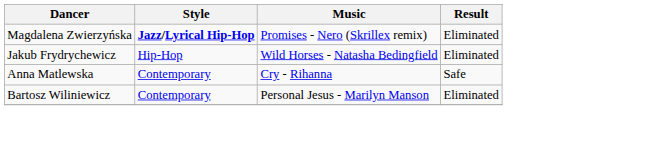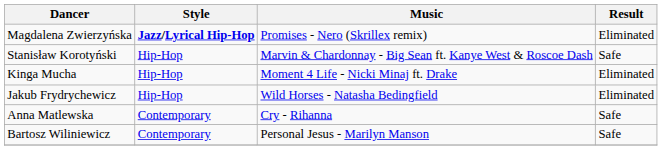+ row: (62, 54)
+ row: (42, 74)
(471, 94) Eliminated -> (610, 134) Safe
